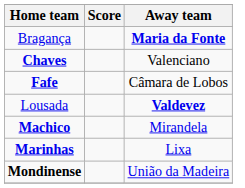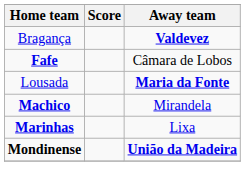(178, 37) Maria da Fonte -> (182, 37) Valdevez
- row: (44, 60)
(178, 104) Valdevez -> (182, 82) Maria da Fonte
(178, 171) normal -> (182, 149) bold
